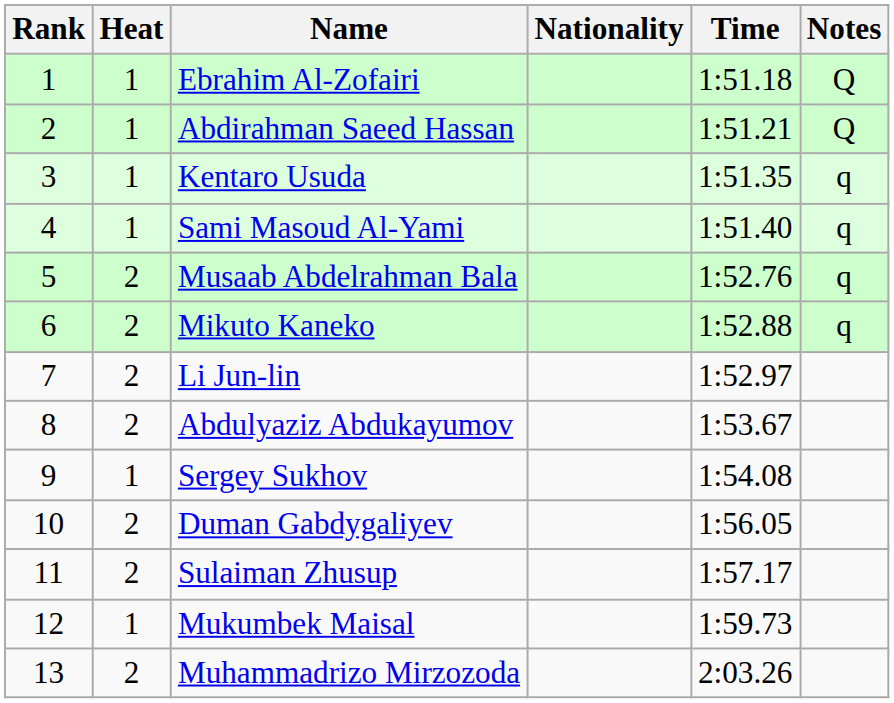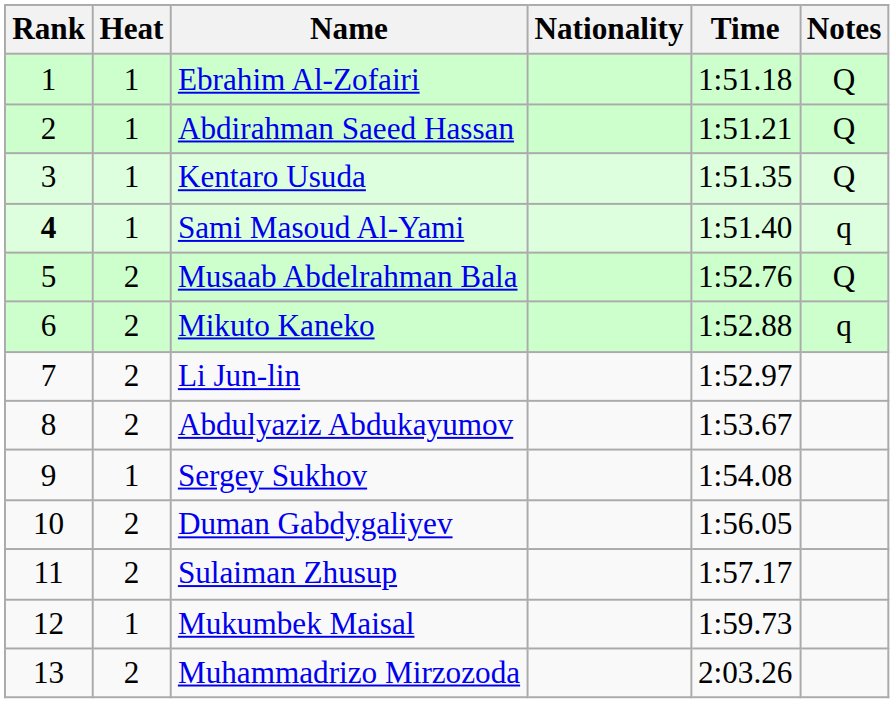(844, 177) q -> (844, 177) Q
(49, 227) normal -> (49, 227) bold
(844, 276) q -> (844, 276) Q
